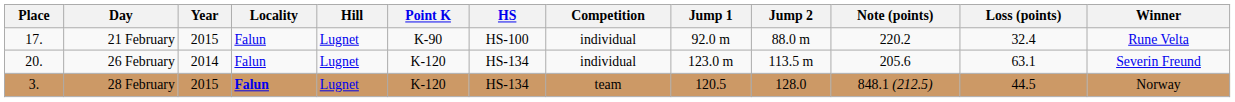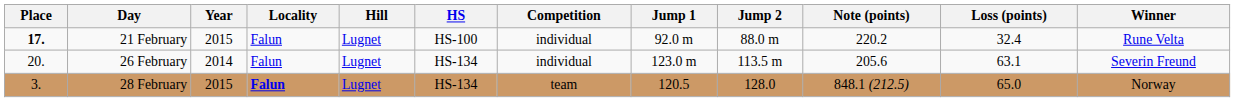- column: (428, 16)
(34, 39) normal -> (36, 39) bold
(1024, 85) 44.5 -> (1009, 85) 65.0
